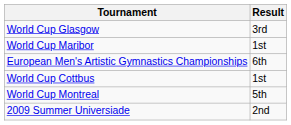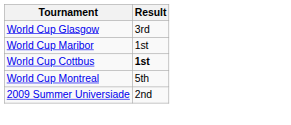- row: (127, 62)
(259, 78) normal -> (142, 62) bold
